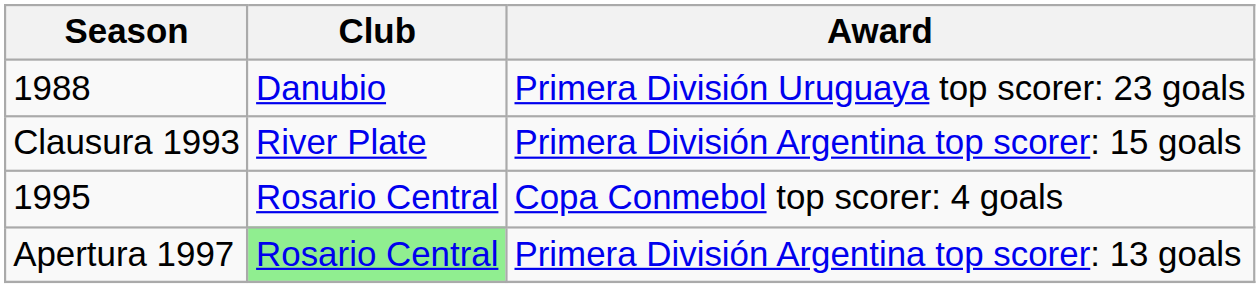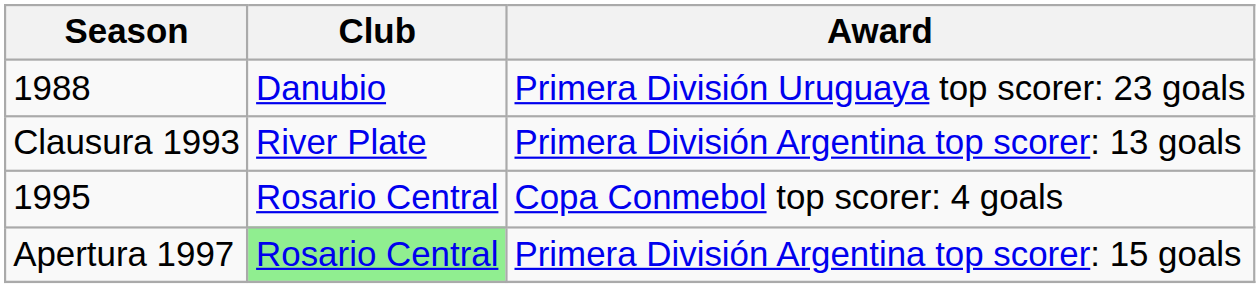(878, 142) Primera División Argentina top scorer: 15 goals -> (878, 142) Primera División Argentina top scorer: 13 goals
(878, 253) Primera División Argentina top scorer: 13 goals -> (878, 253) Primera División Argentina top scorer: 15 goals
